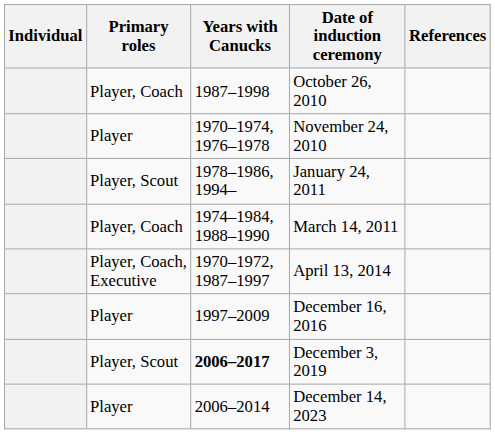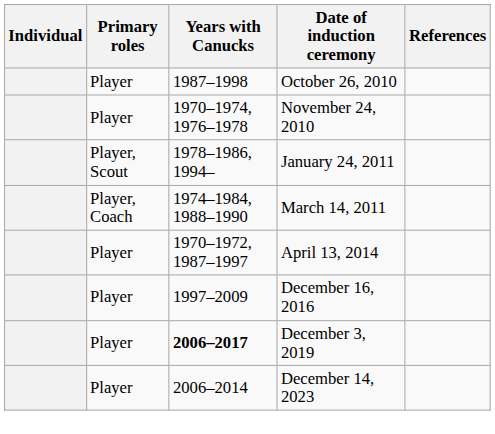(136, 90) Player, Coach -> (111, 81) Player
(138, 271) Player, Coach, Executive -> (111, 252) Player
(134, 361) Player, Scout -> (111, 342) Player
